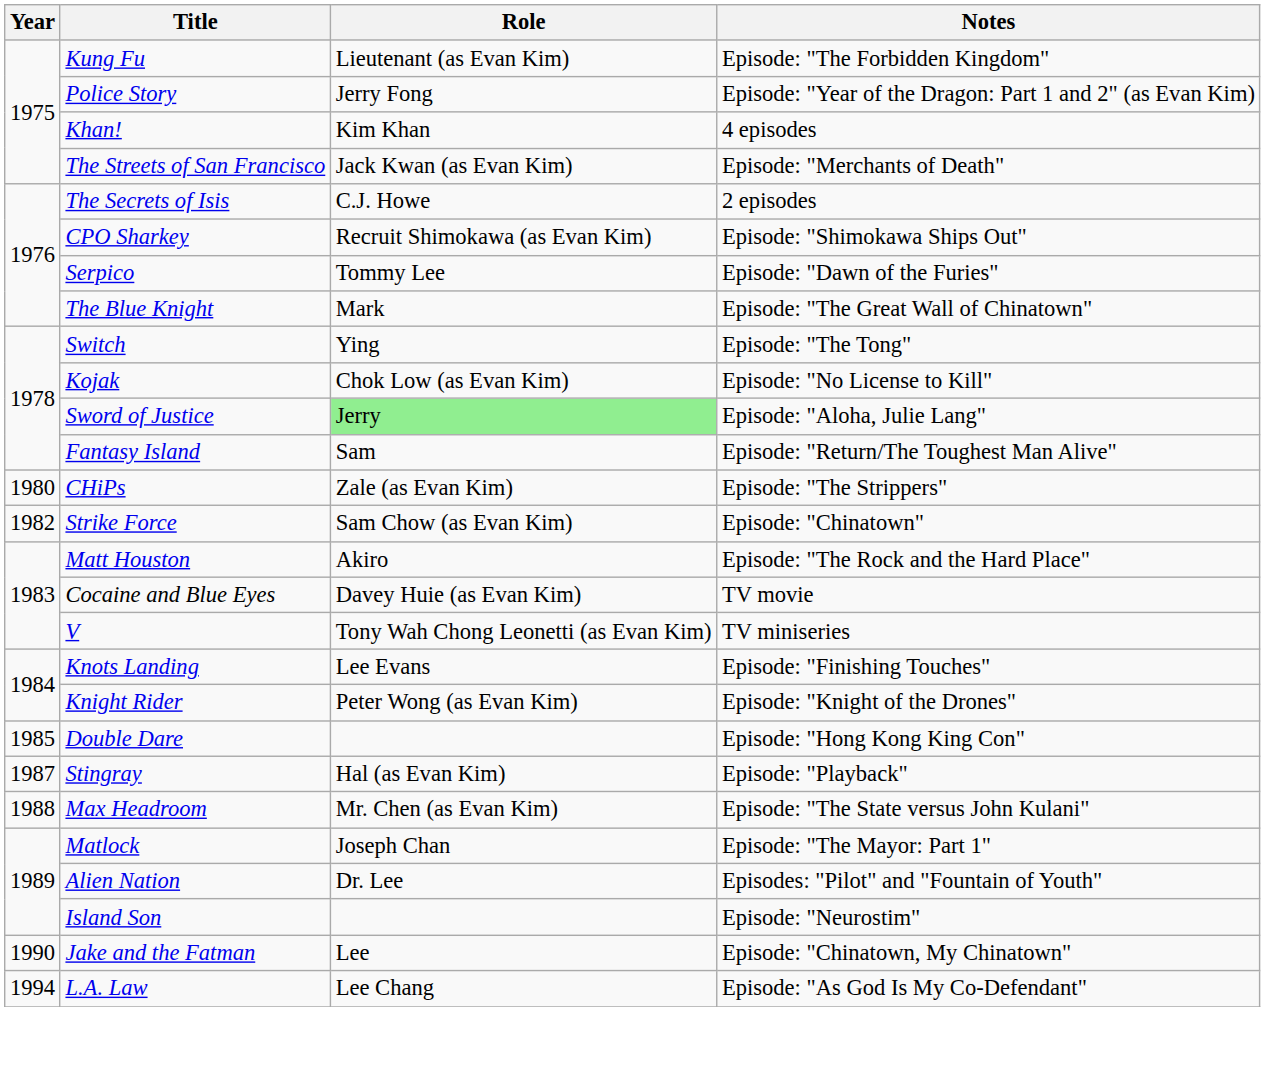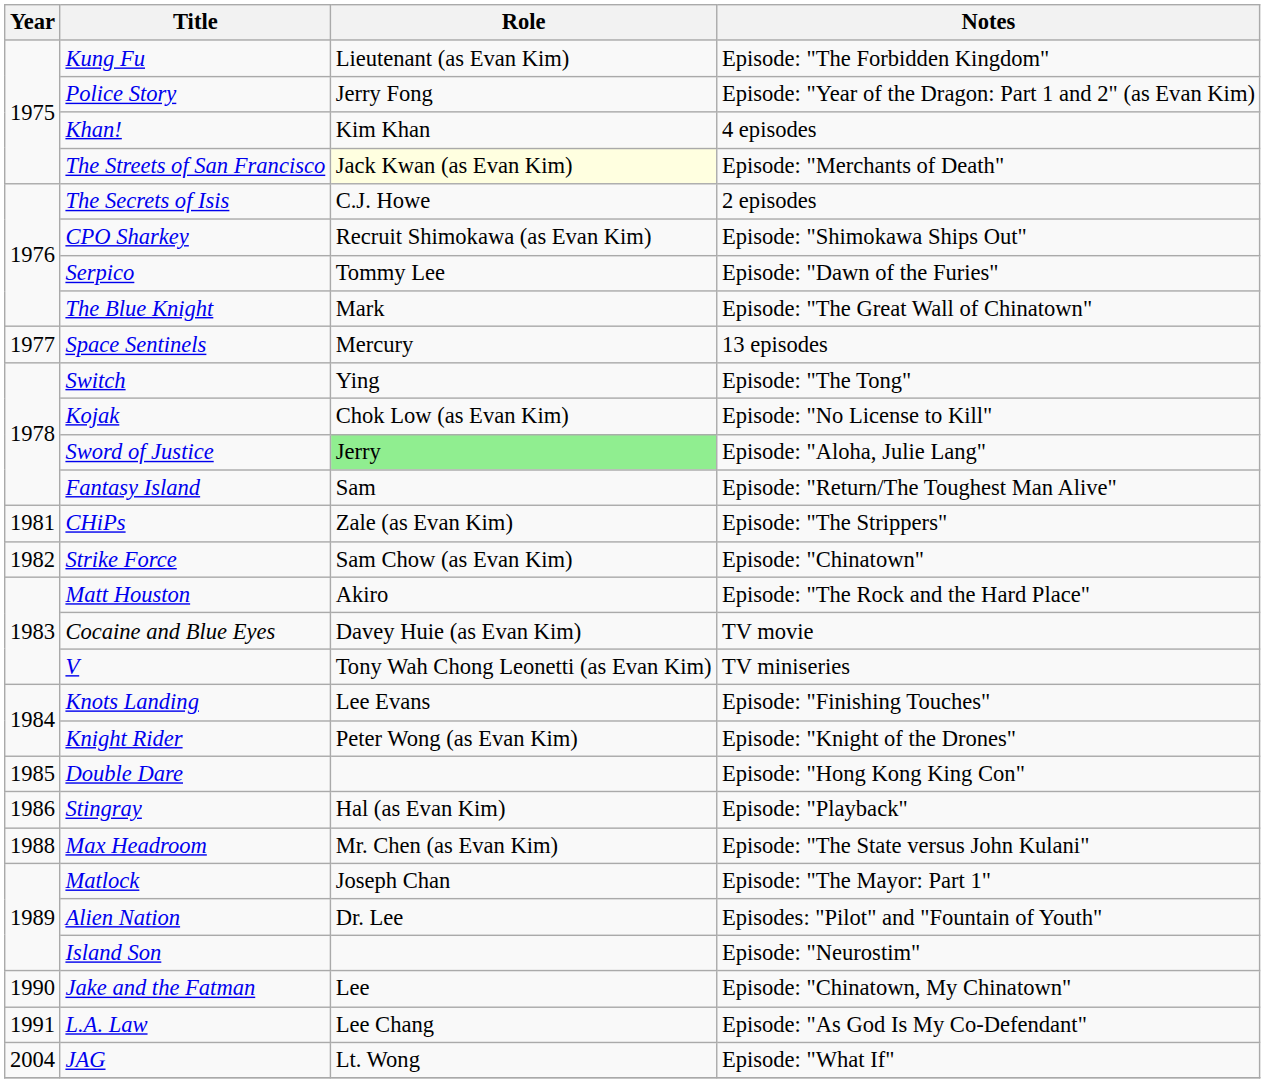(454, 165) no background -> (454, 165) lightyellow background
+ row: (136, 344)
(32, 487) 1980 -> (32, 523) 1981
(32, 773) 1987 -> (32, 809) 1986
(32, 988) 1994 -> (32, 1024) 1991
+ row: (85, 1059)
